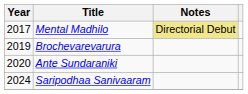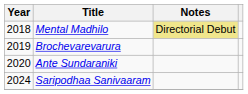(19, 30) 2017 -> (19, 30) 2018
